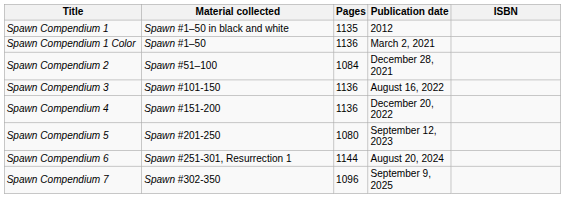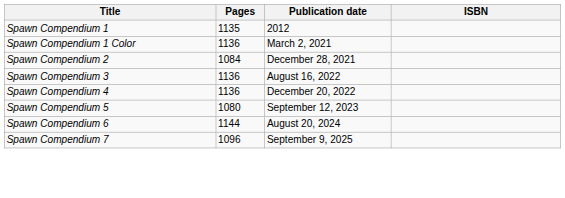- column: (238, 12)
